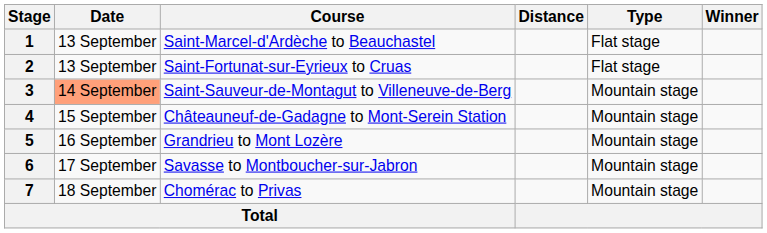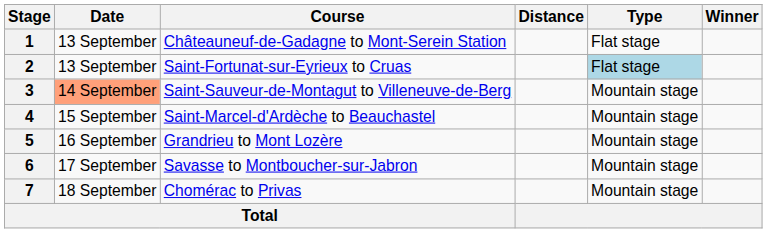(299, 41) Saint-Marcel-d'Ardèche to Beauchastel -> (335, 41) Châteauneuf-de-Gadagne to Mont-Serein Station
(626, 66) no background -> (626, 66) lightblue background
(335, 116) Châteauneuf-de-Gadagne to Mont-Serein Station -> (299, 116) Saint-Marcel-d'Ardèche to Beauchastel
